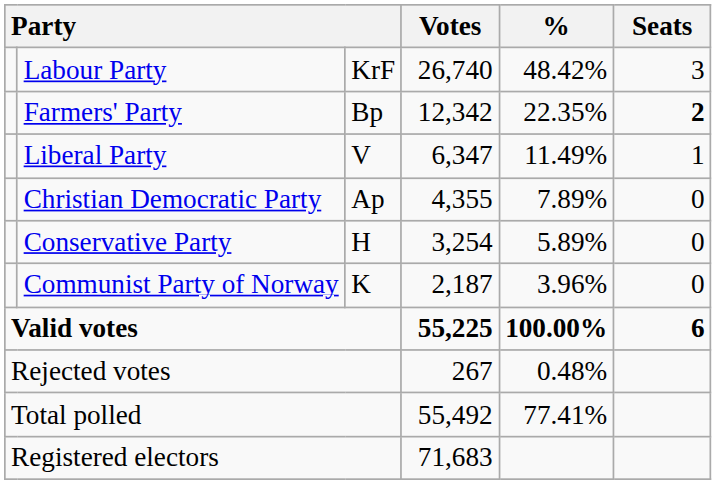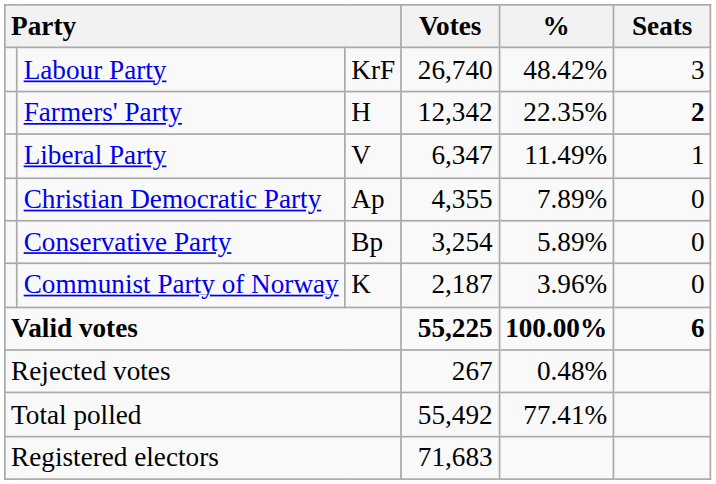(367, 112) Bp -> (361, 112) H
(361, 241) H -> (367, 241) Bp
